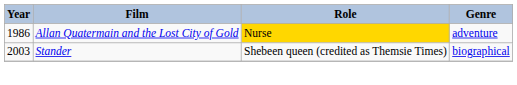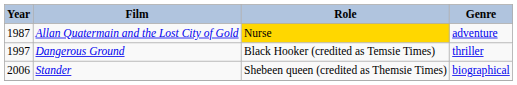(19, 33) 1986 -> (19, 33) 1987
+ row: (80, 52)
(19, 52) 2003 -> (19, 71) 2006
